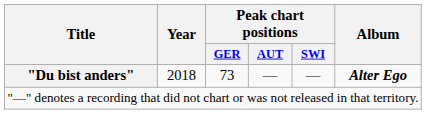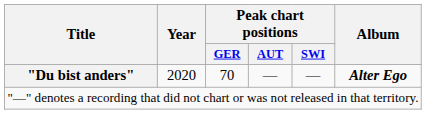(181, 75) 2018 -> (181, 75) 2020
(227, 75) 73 -> (227, 75) 70
